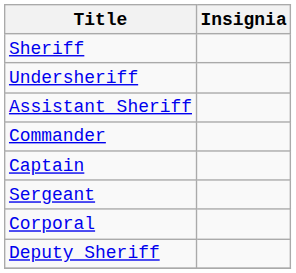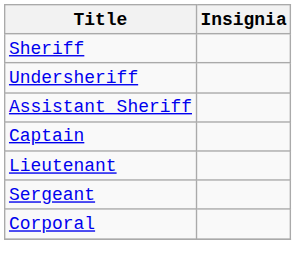- row: (57, 136)
+ row: (63, 166)
- row: (84, 253)
